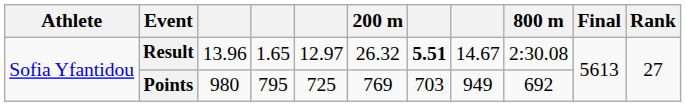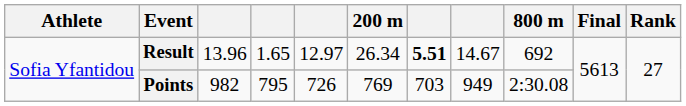(378, 53) 26.32 -> (378, 53) 26.34
(539, 53) 2:30.08 -> (539, 53) 692
(225, 85) 980 -> (225, 85) 982
(321, 85) 725 -> (321, 85) 726
(539, 85) 692 -> (539, 85) 2:30.08
